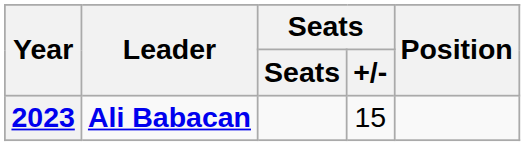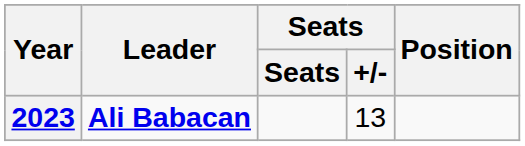(370, 117) 15 -> (370, 117) 13
